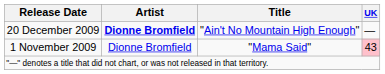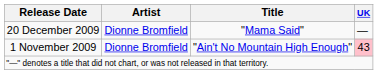(150, 30) bold -> (146, 30) normal
(280, 30) "Ain't No Mountain High Enough" -> (272, 30) "Mama Said"
(280, 47) "Mama Said" -> (272, 47) "Ain't No Mountain High Enough"
